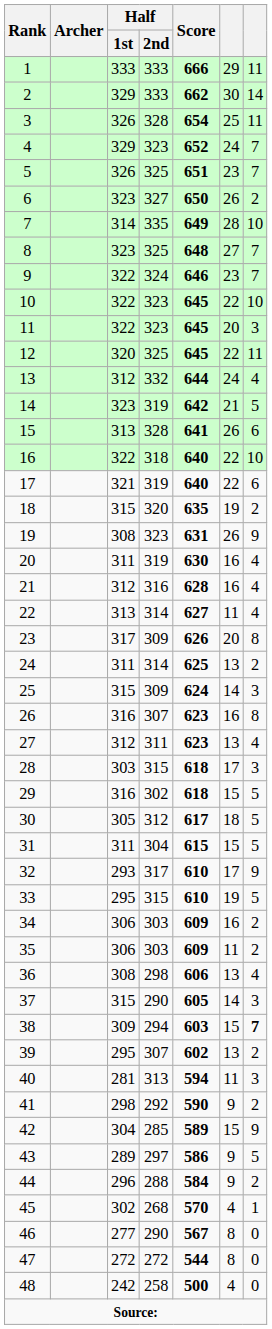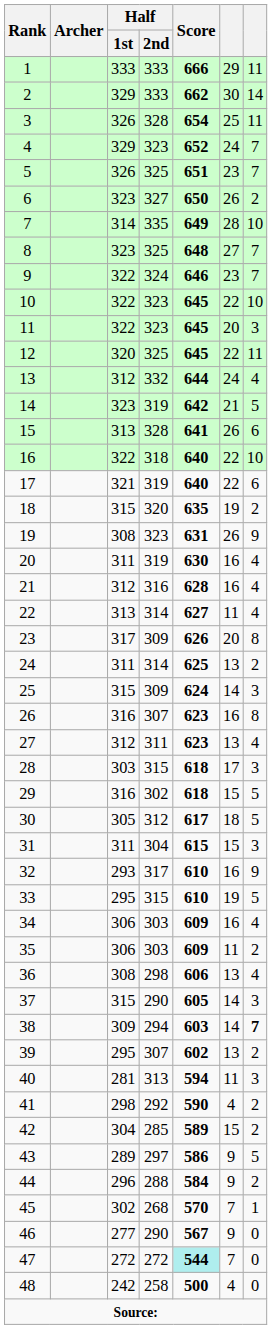(255, 845) 5 -> (255, 845) 3
(231, 871) 17 -> (231, 871) 16
(255, 923) 2 -> (255, 923) 4
(231, 1026) 15 -> (231, 1026) 14
(231, 1104) 9 -> (231, 1104) 4
(255, 1130) 9 -> (255, 1130) 2
(231, 1208) 4 -> (231, 1208) 7
(231, 1233) 8 -> (231, 1233) 9
(196, 1259) no background -> (196, 1259) paleturquoise background
(231, 1259) 8 -> (231, 1259) 7
